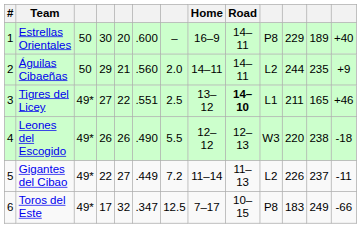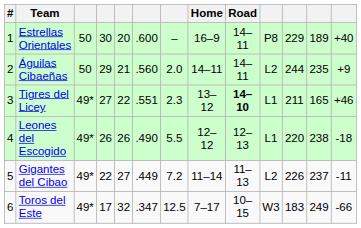(174, 100) 2.5 -> (174, 100) 2.3
(271, 138) W3 -> (271, 138) L1
(271, 207) P8 -> (271, 207) W3
